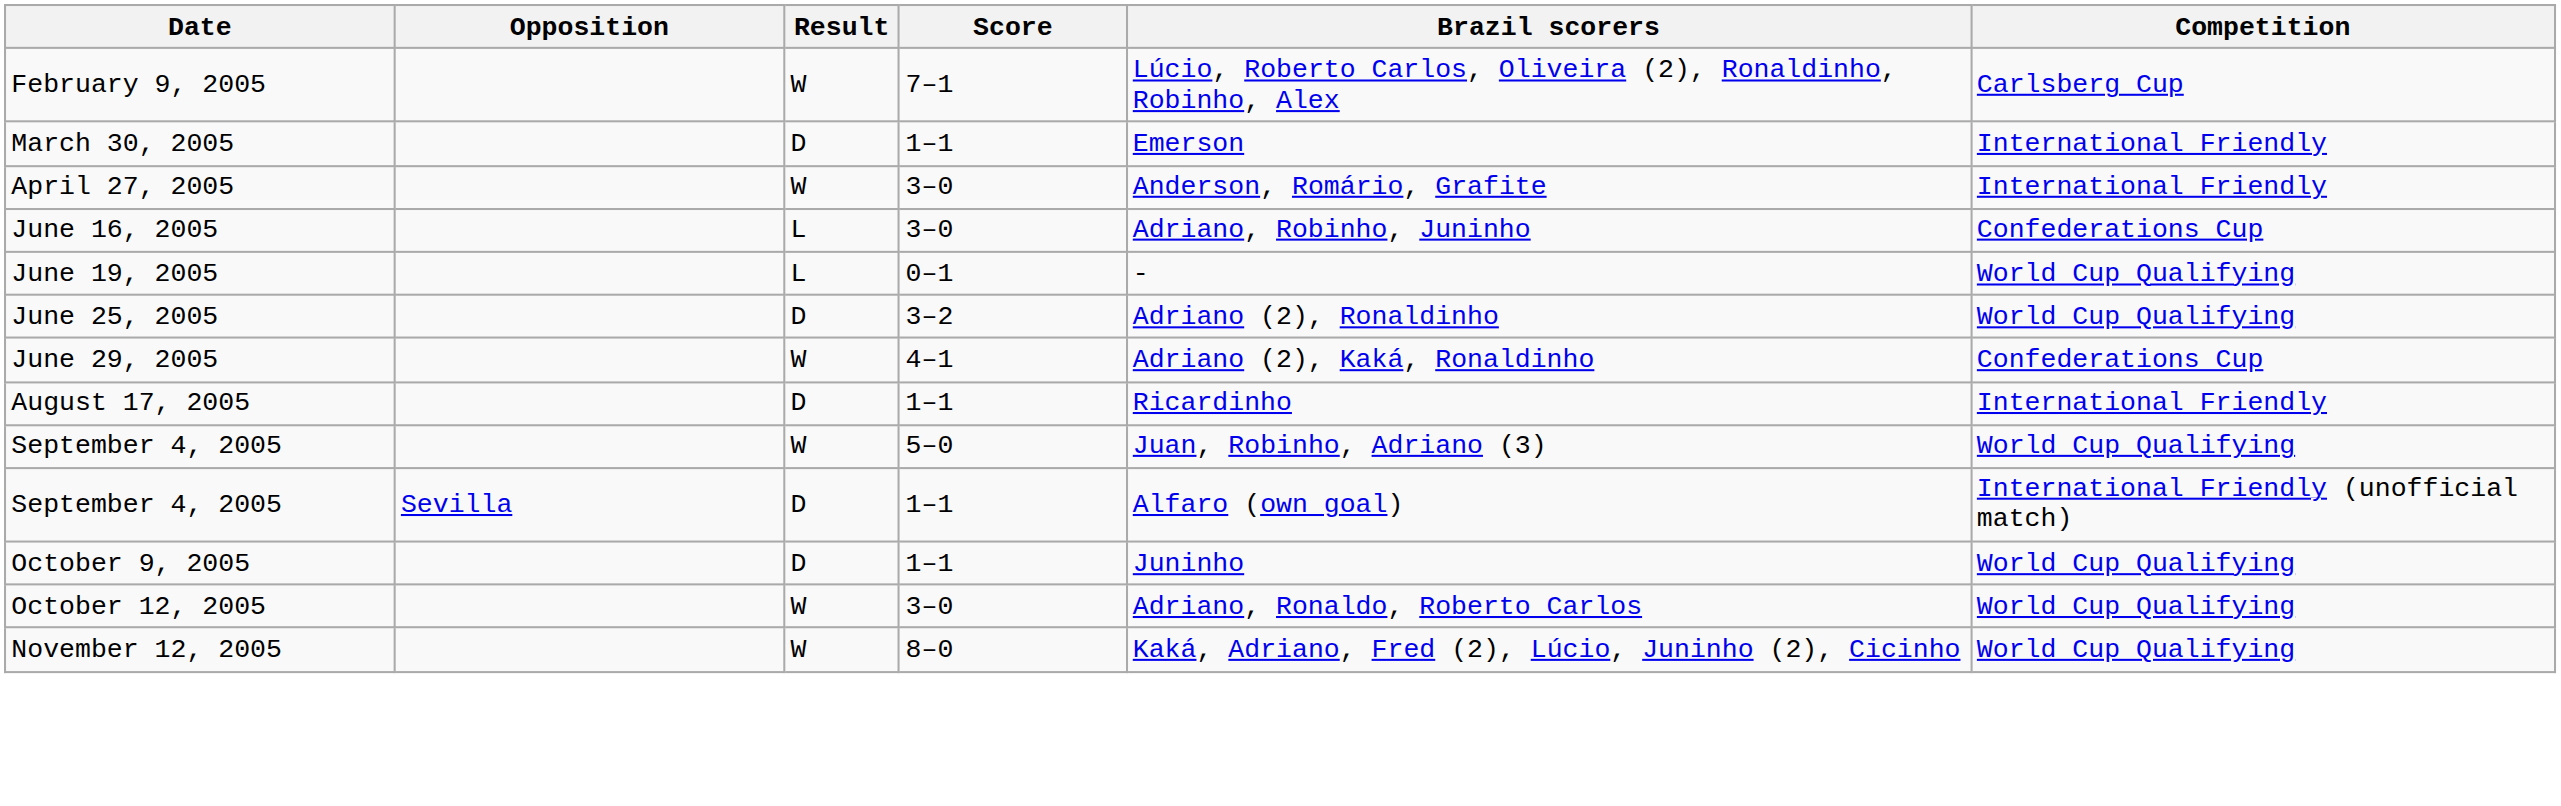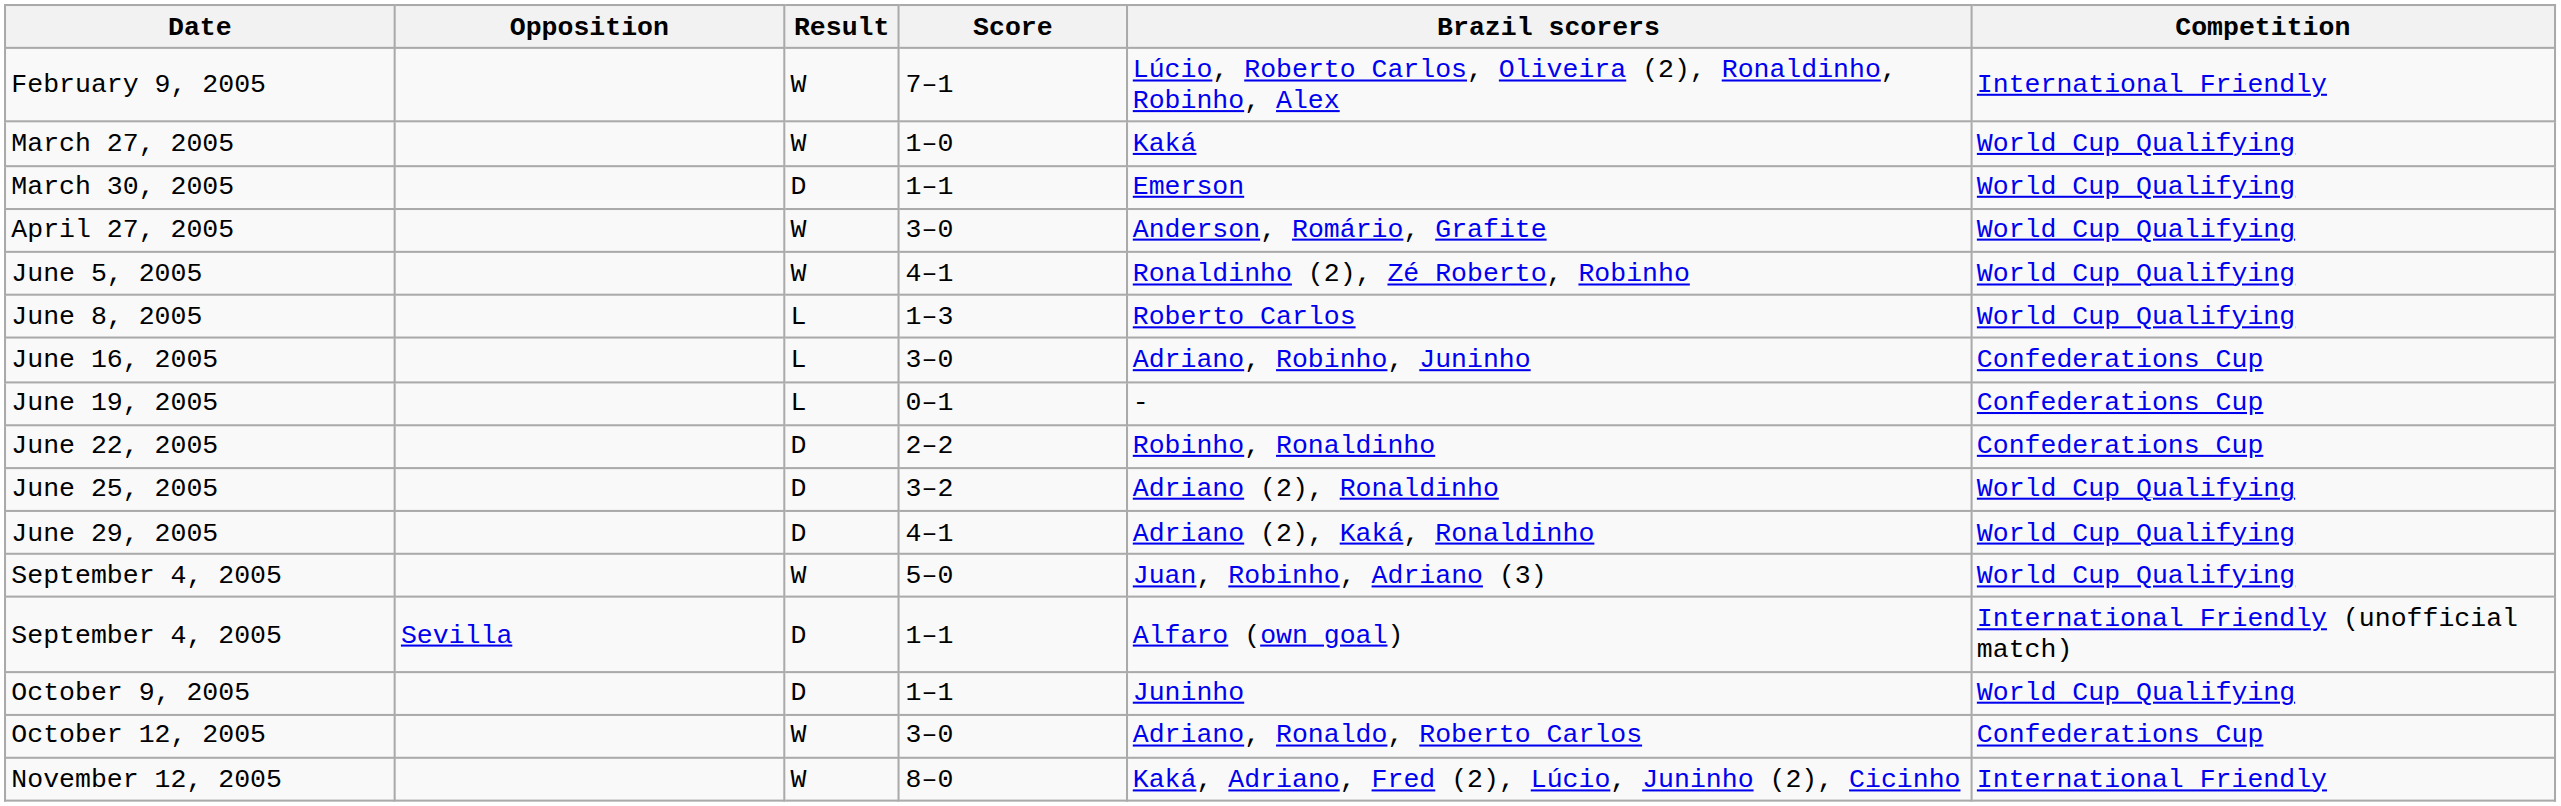(2080, 85) Carlsberg Cup -> (2152, 85) International Friendly
+ row: (123, 144)
(2152, 144) International Friendly -> (2136, 187) World Cup Qualifying
(2152, 187) International Friendly -> (2136, 230) World Cup Qualifying
+ row: (107, 273)
+ row: (107, 317)
(2136, 273) World Cup Qualifying -> (2120, 403) Confederations Cup
+ row: (115, 446)
(798, 360) W -> (798, 533) D
(2120, 360) Confederations Cup -> (2136, 533) World Cup Qualifying
- row: (131, 403)
(2136, 607) World Cup Qualifying -> (2120, 736) Confederations Cup
(2136, 650) World Cup Qualifying -> (2152, 779) International Friendly
